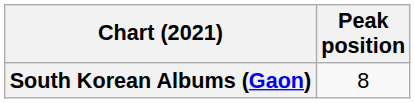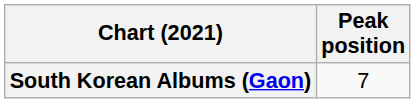(363, 80) 8 -> (363, 80) 7
